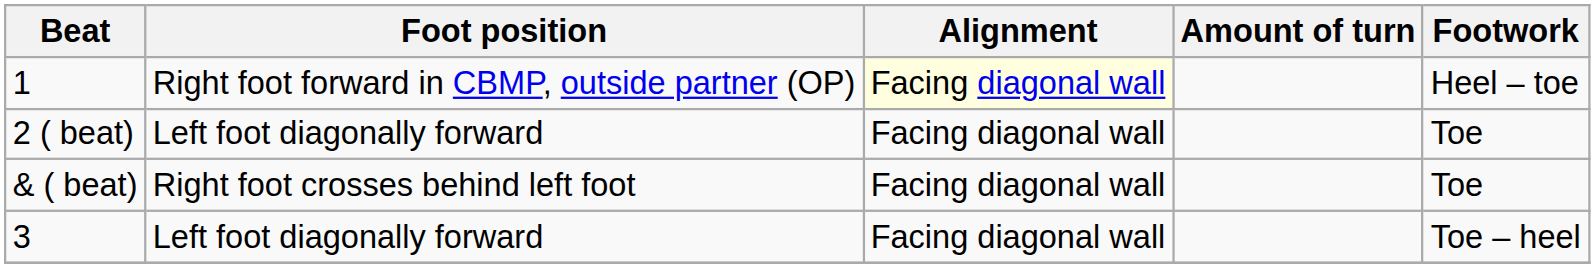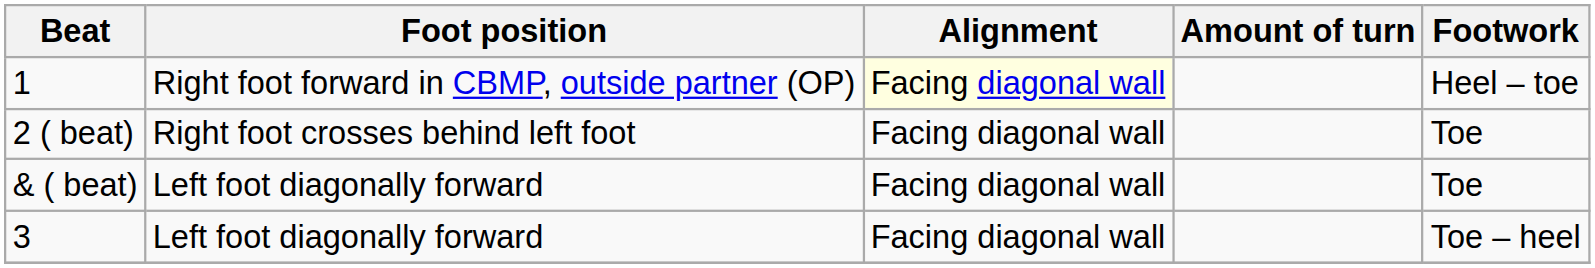(348, 134) Left foot diagonally forward -> (394, 134) Right foot crosses behind left foot
(394, 185) Right foot crosses behind left foot -> (348, 185) Left foot diagonally forward
